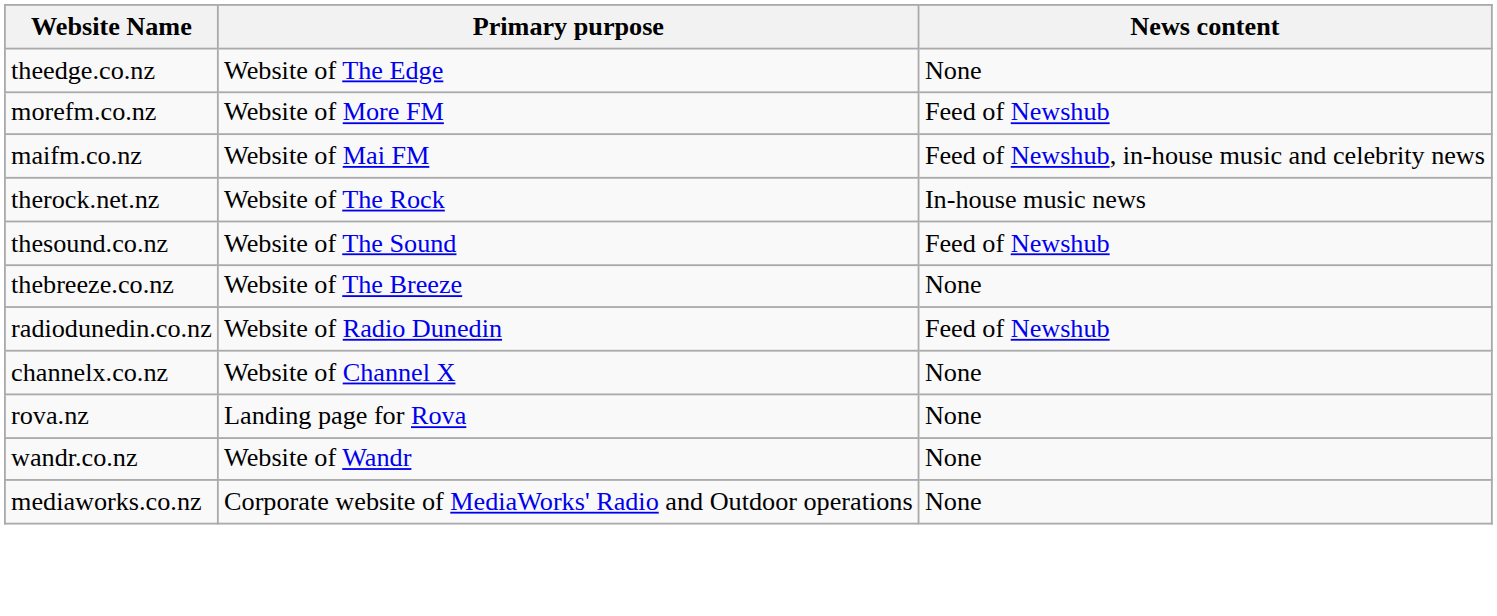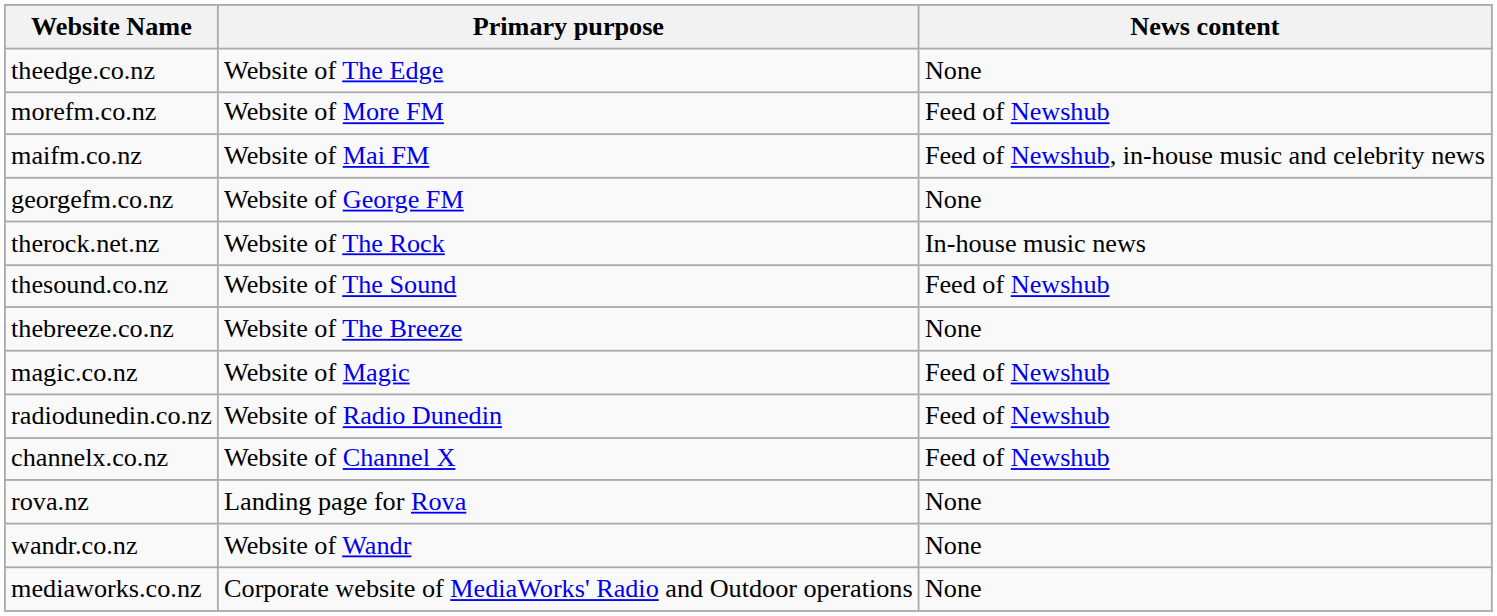+ row: (92, 199)
+ row: (74, 372)
(953, 372) None -> (1017, 458) Feed of Newshub
